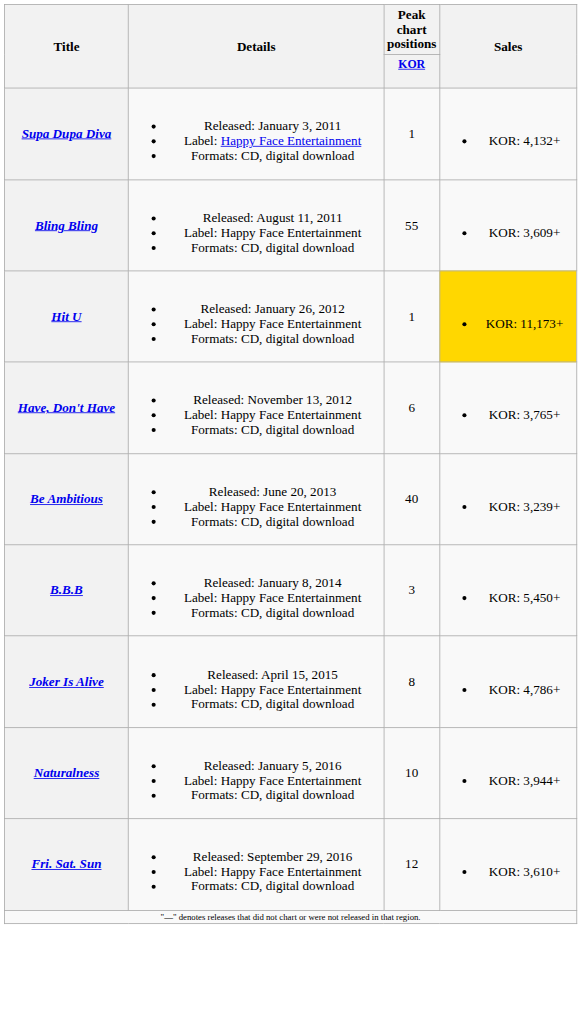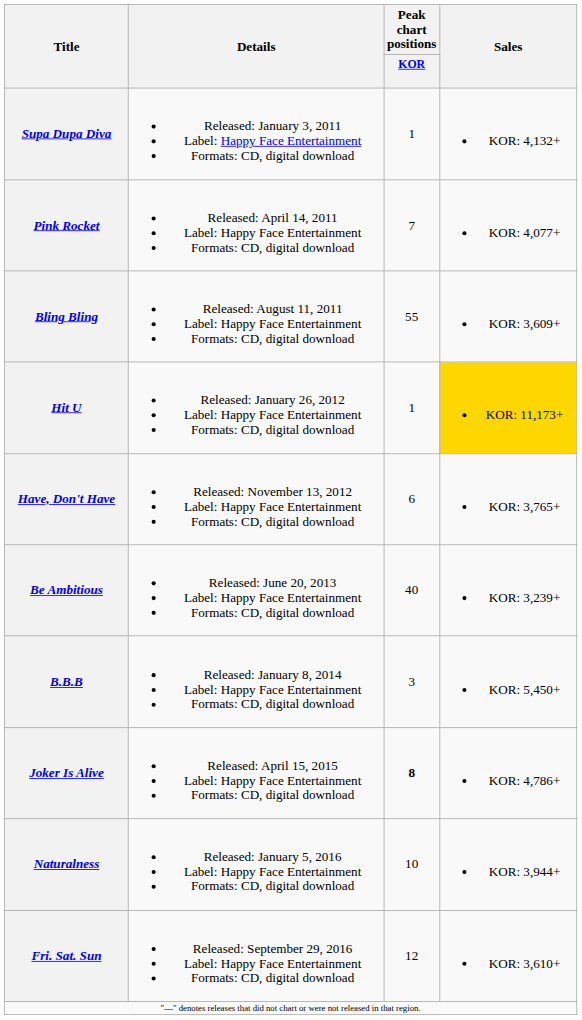+ row: (66, 225)
(412, 681) normal -> (412, 773) bold
